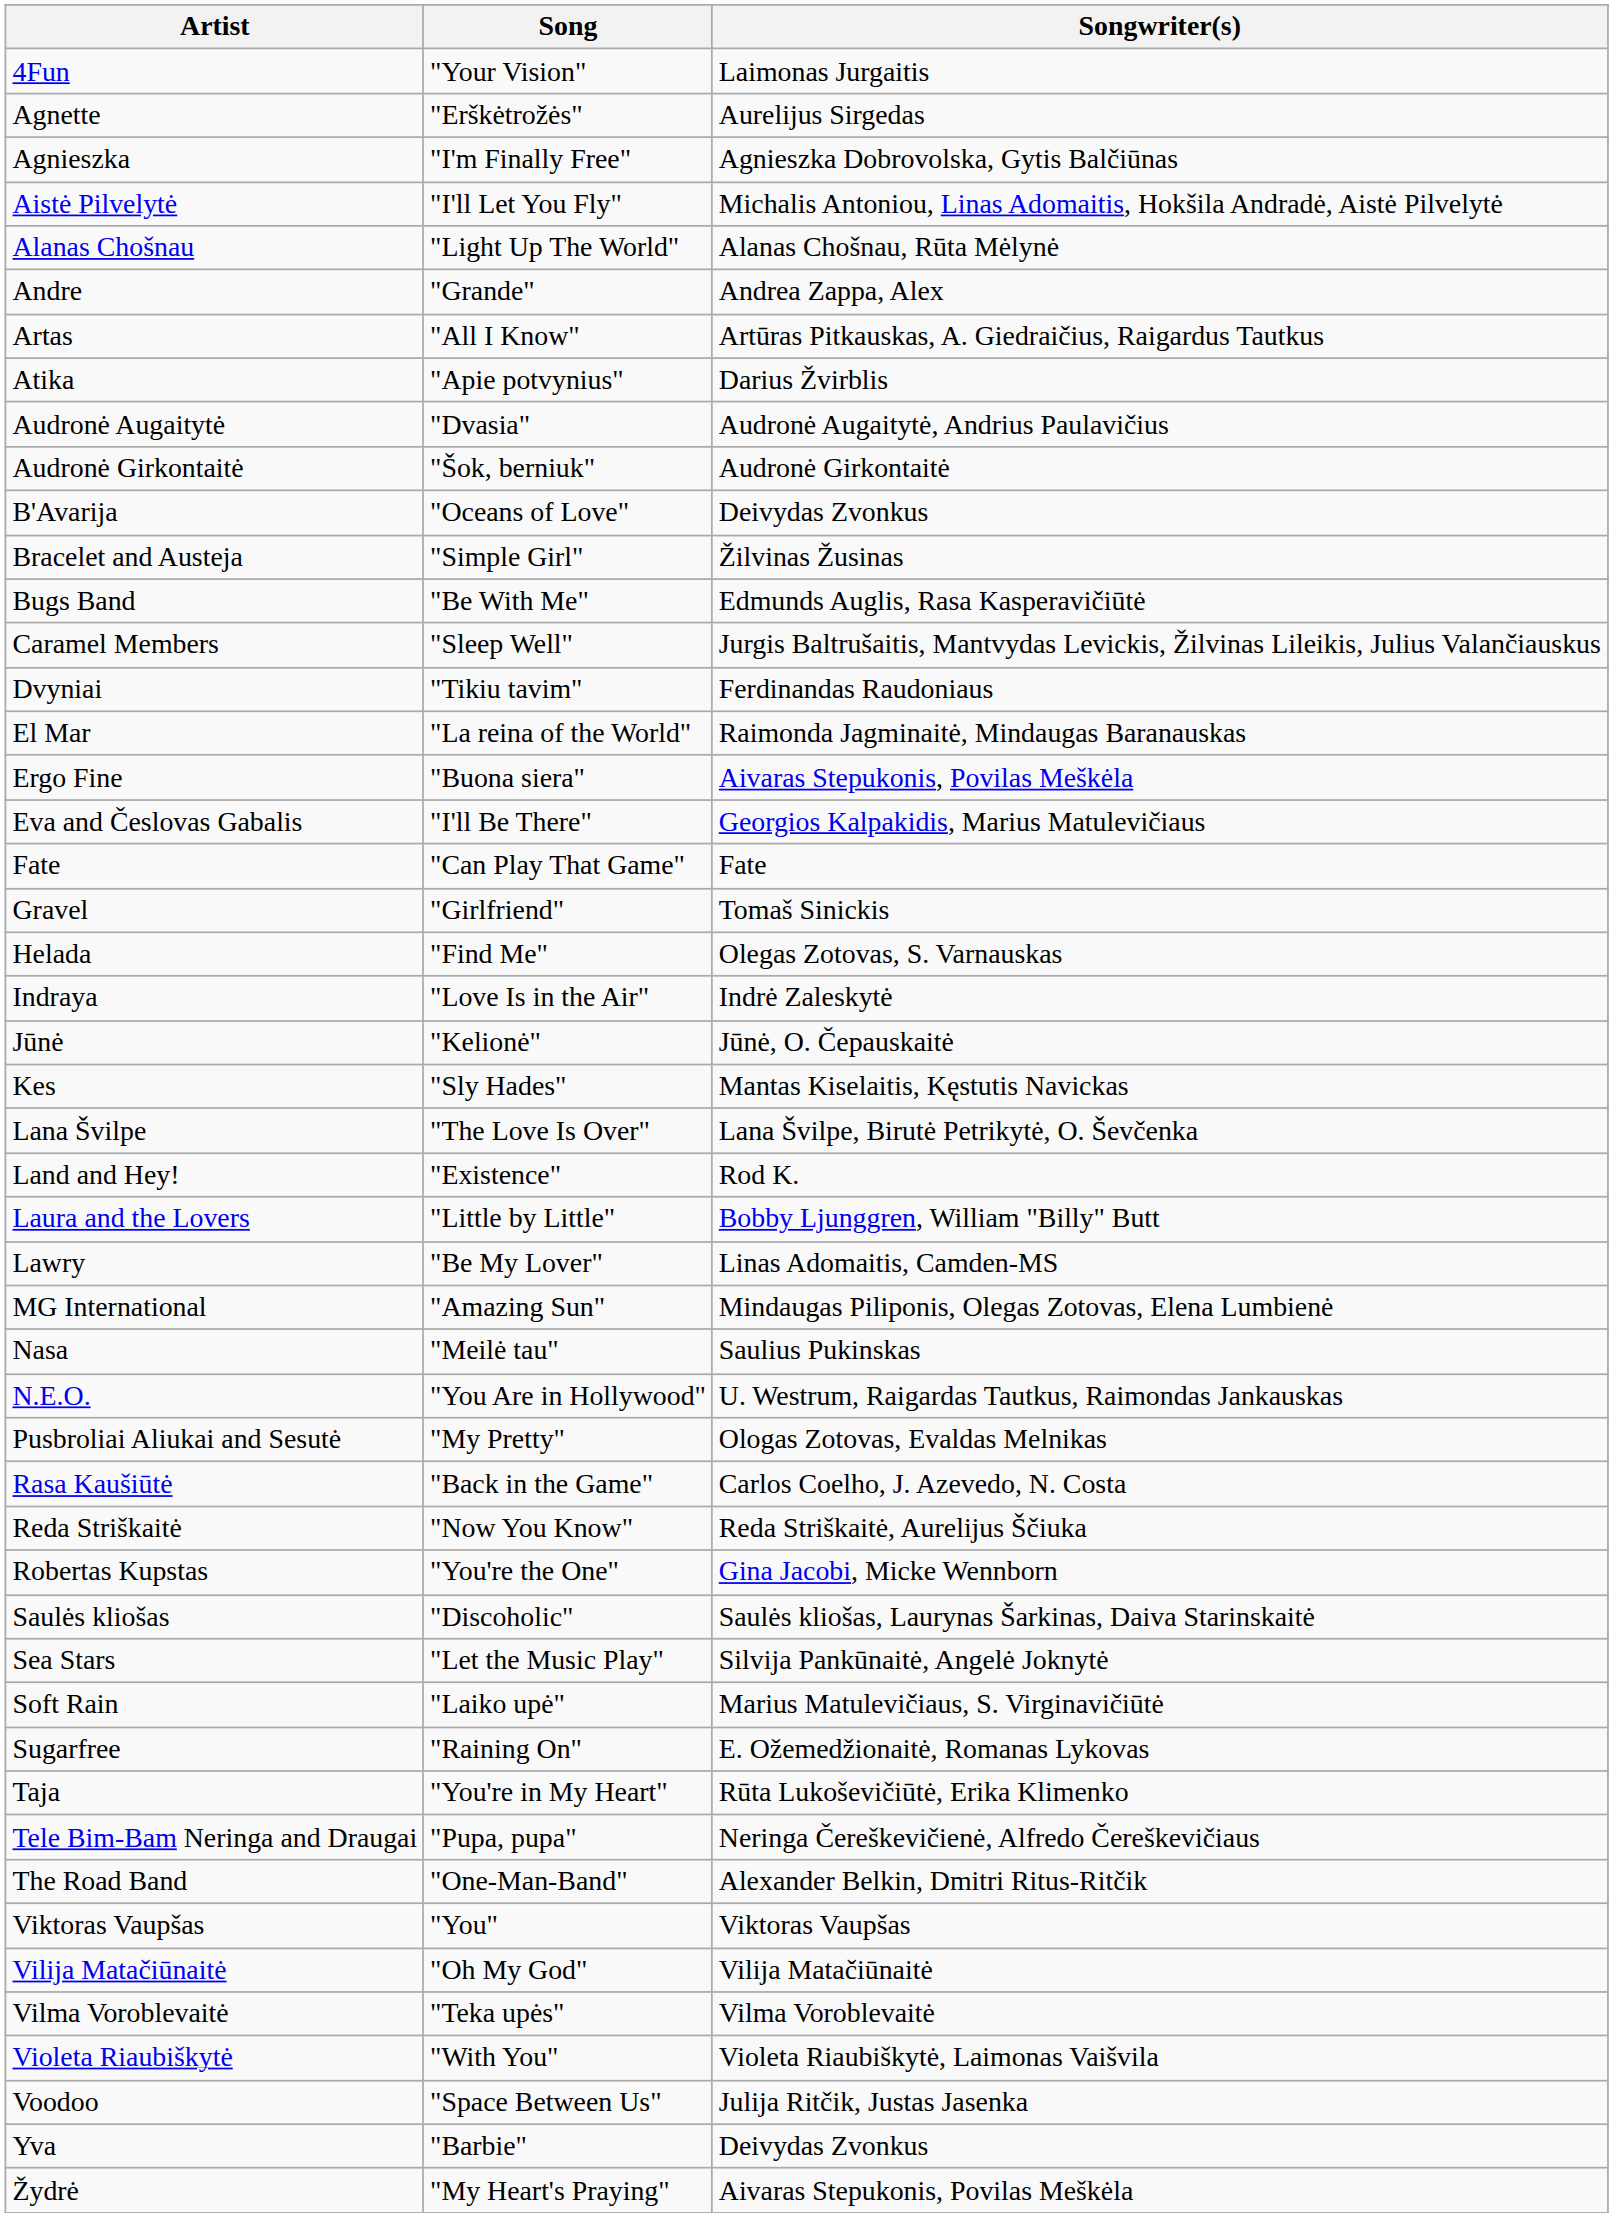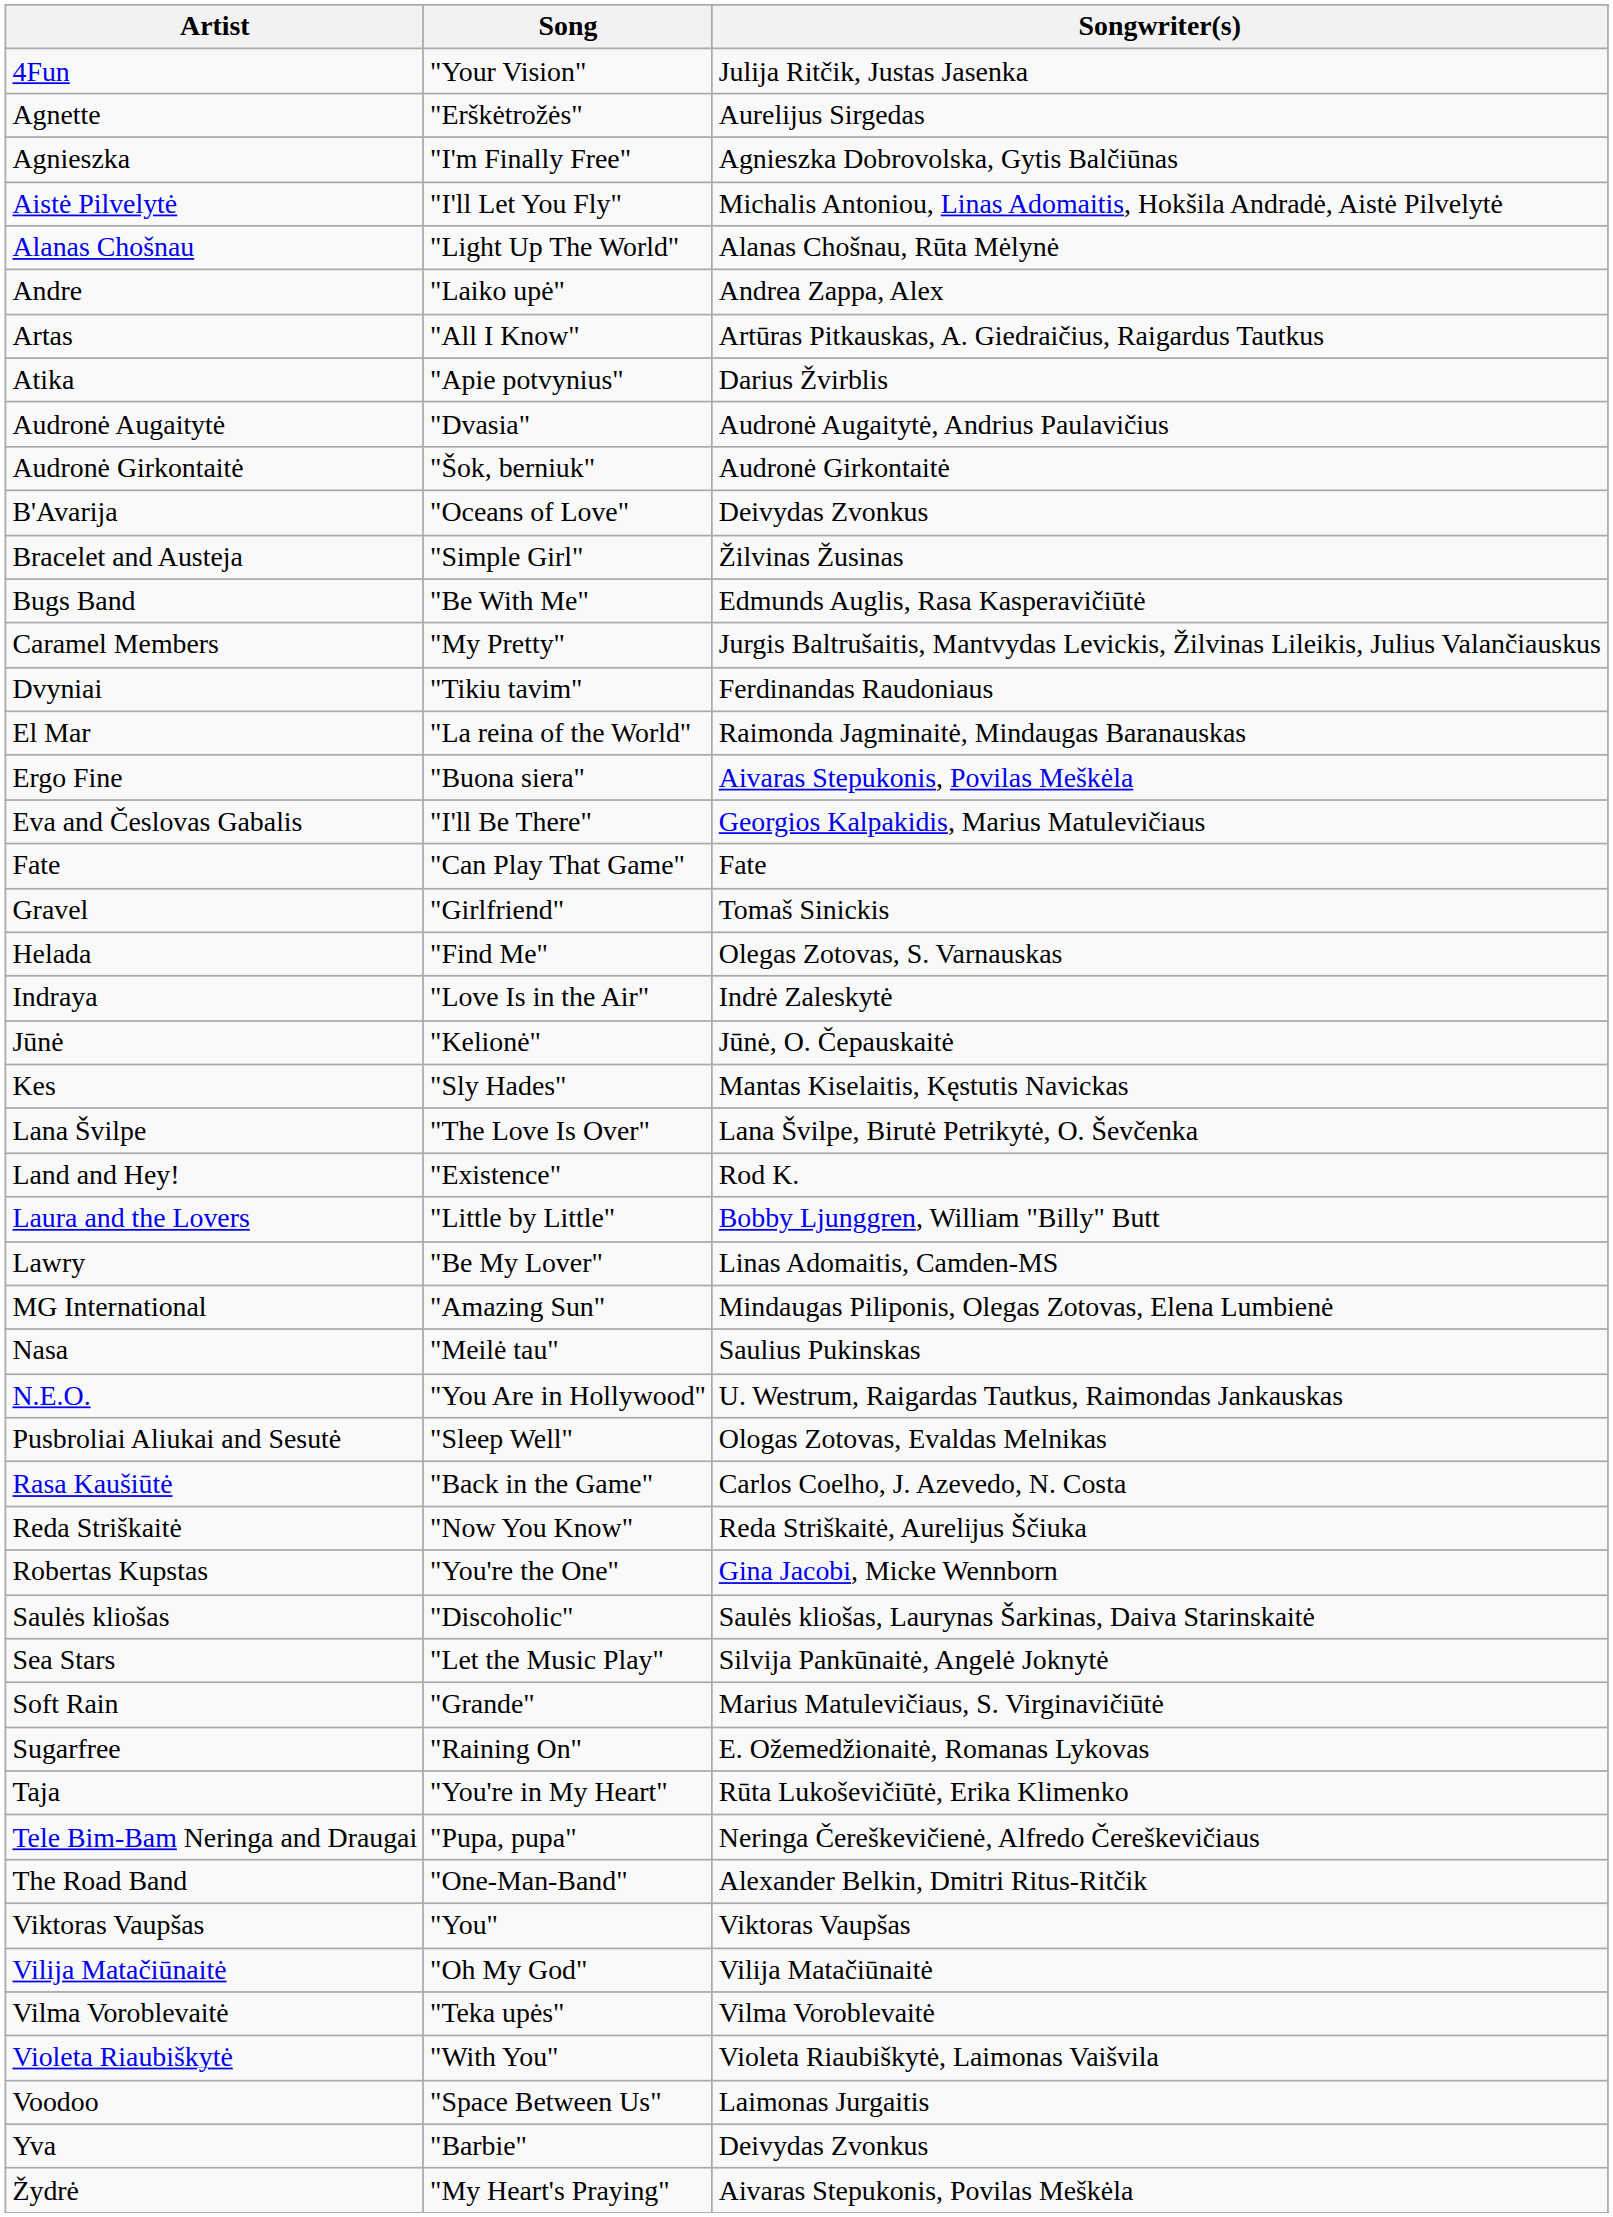(824, 70) Laimonas Jurgaitis -> (873, 70) Julija Ritčik, Justas Jasenka
(482, 291) "Grande" -> (497, 291) "Laiko upė"
(502, 644) "Sleep Well" -> (497, 644) "My Pretty"
(497, 1439) "My Pretty" -> (502, 1439) "Sleep Well"
(497, 1704) "Laiko upė" -> (482, 1704) "Grande"
(873, 2101) Julija Ritčik, Justas Jasenka -> (824, 2101) Laimonas Jurgaitis
